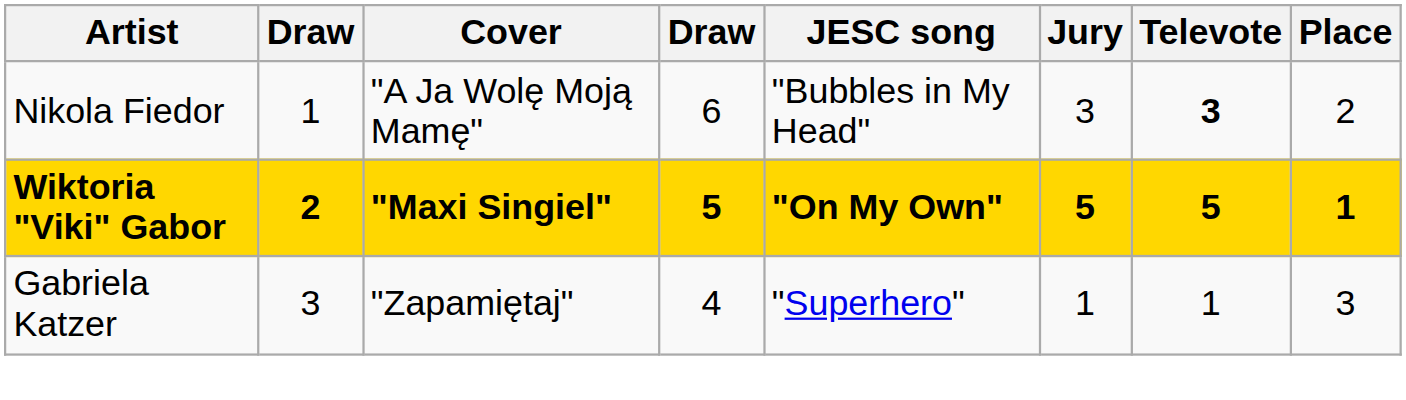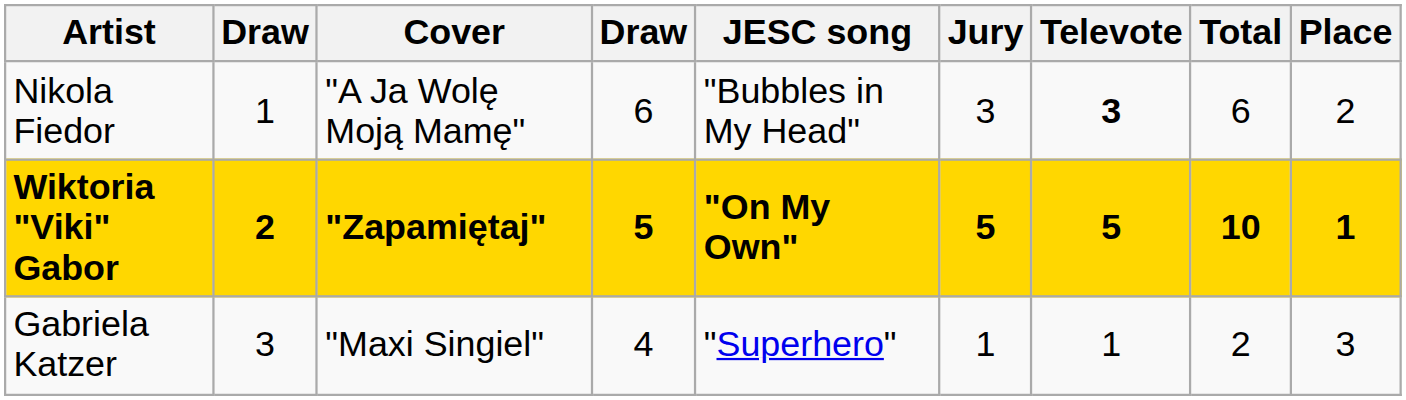+ column: (1241, 32)
(491, 207) "Maxi Singiel" -> (436, 227) "Zapamiętaj"
(472, 304) "Zapamiętaj" -> (435, 344) "Maxi Singiel"
